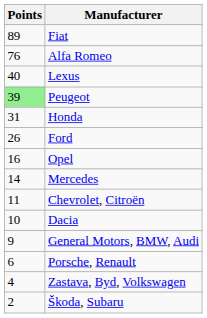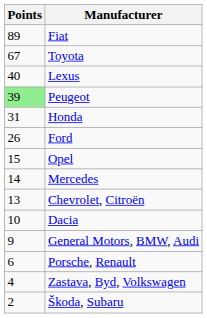- row: (80, 55)
+ row: (66, 55)
(14, 158) 16 -> (14, 158) 15
(14, 199) 11 -> (14, 199) 13
